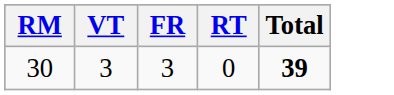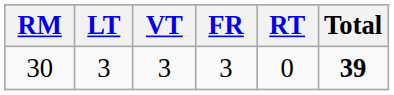+ column: (104, 25)
